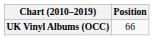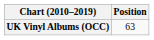(130, 27) 66 -> (130, 27) 63
